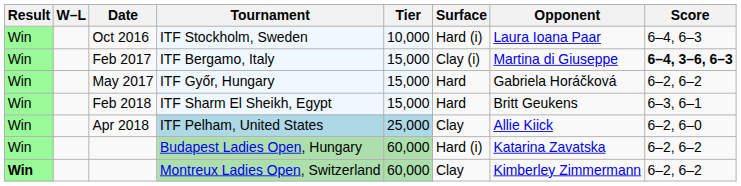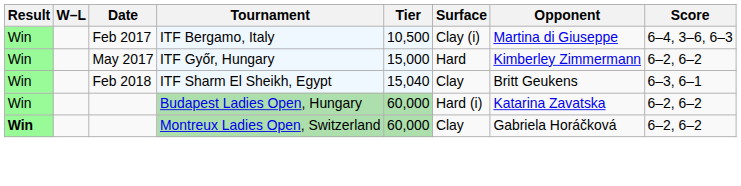- row: (234, 37)
(408, 59) 15,000 -> (408, 37) 10,500
(690, 59) bold -> (690, 37) normal
(555, 81) Gabriela Horáčková -> (567, 59) Kimberley Zimmermann
(408, 103) 15,000 -> (408, 81) 15,040
(451, 103) Hard -> (450, 81) Clay
- row: (242, 125)
(567, 170) Kimberley Zimmermann -> (555, 125) Gabriela Horáčková
